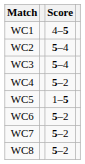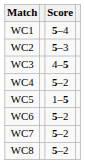(60, 30) 4–5 -> (60, 30) 5–4
(60, 47) 5–4 -> (60, 47) 5–3
(60, 64) 5–4 -> (60, 64) 4–5
